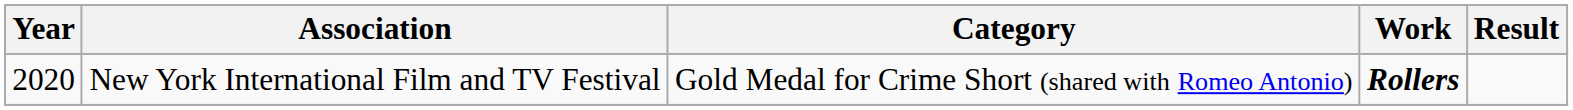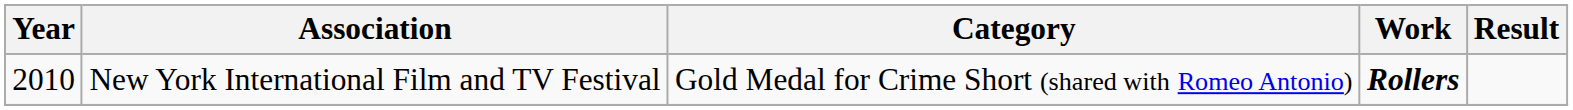(44, 79) 2020 -> (44, 79) 2010
